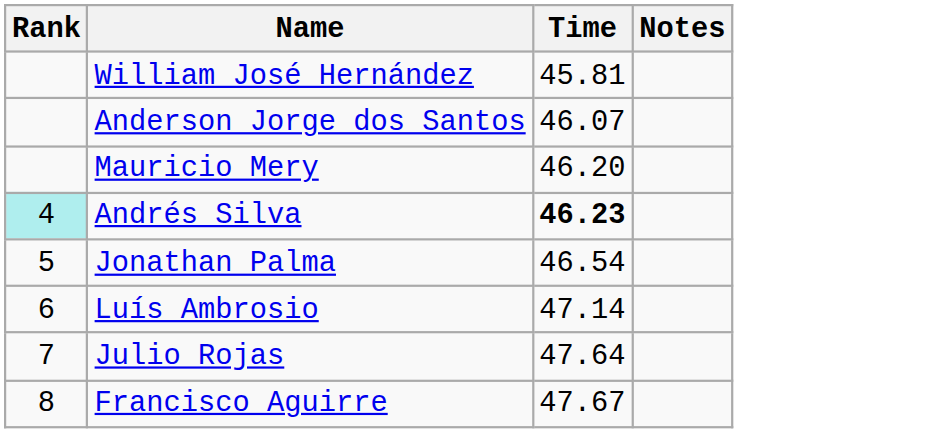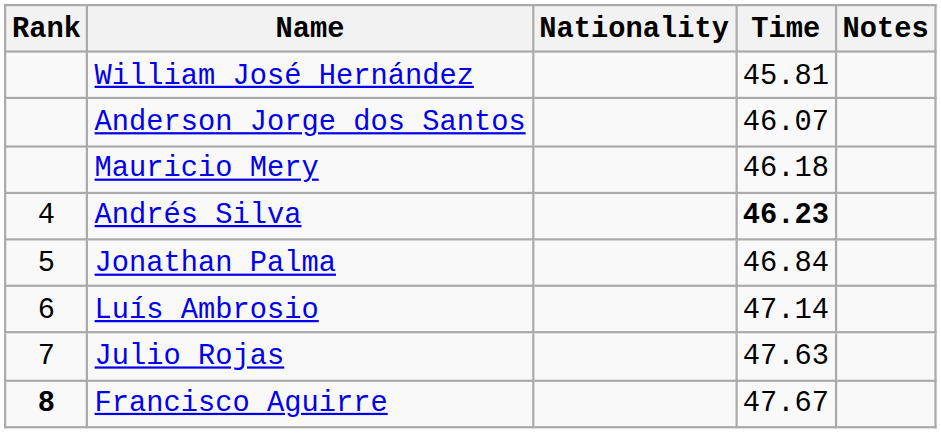+ column: (634, 29)
(582, 169) 46.20 -> (786, 169) 46.18
(46, 216) paleturquoise background -> (46, 216) no background
(582, 263) 46.54 -> (786, 263) 46.84
(582, 356) 47.64 -> (786, 356) 47.63
(46, 403) normal -> (46, 403) bold
